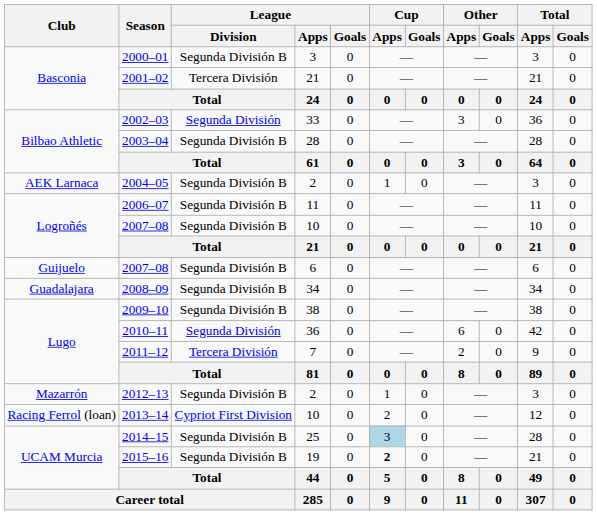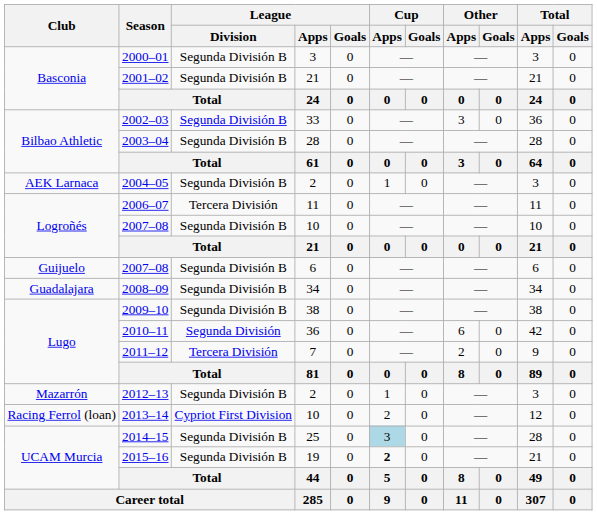(233, 78) Tercera División -> (233, 78) Segunda División B
(233, 120) Segunda División -> (233, 120) Segunda División B
(233, 204) Segunda División B -> (233, 204) Tercera División
